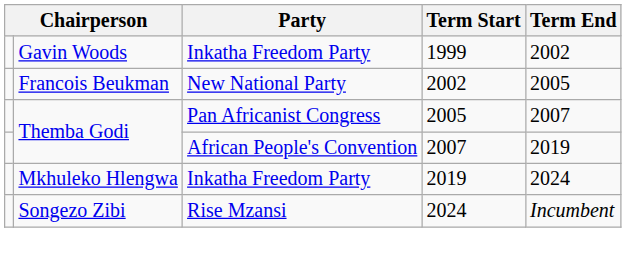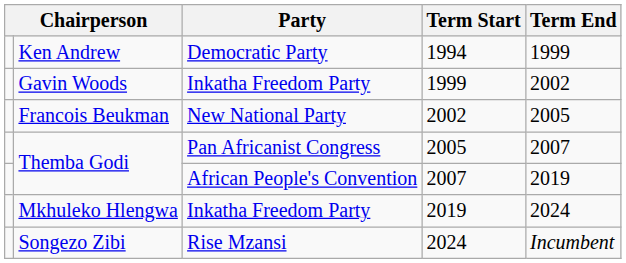+ row: (447, 52)
